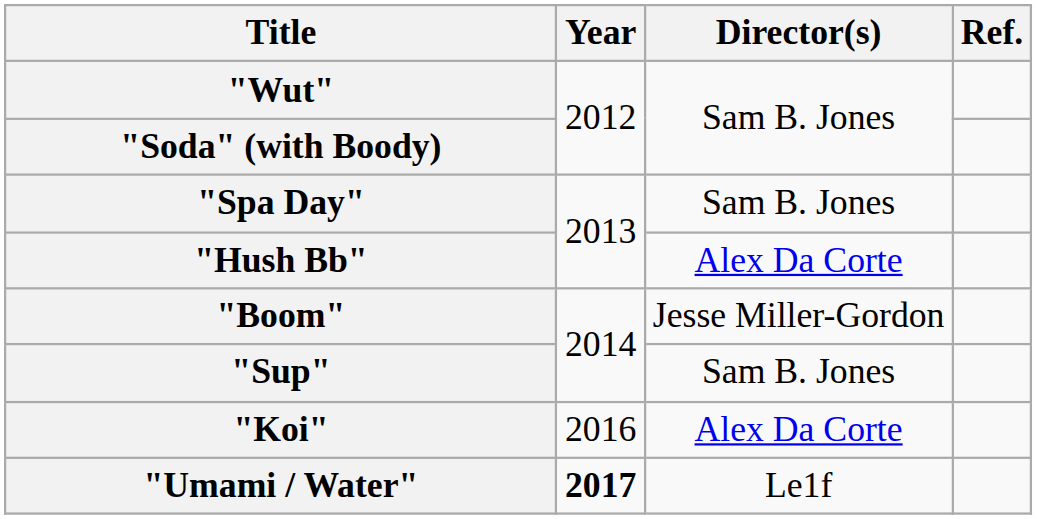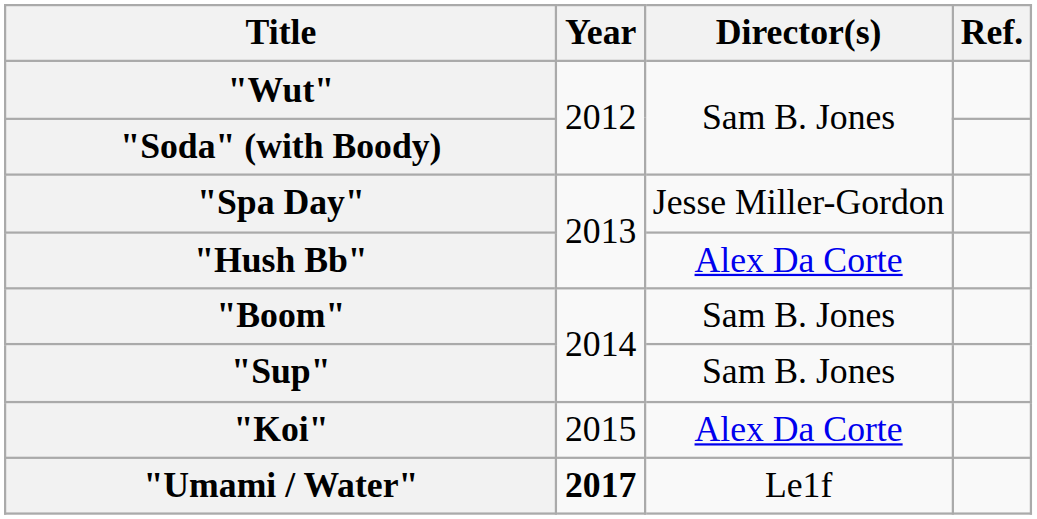(799, 202) Sam B. Jones -> (799, 202) Jesse Miller-Gordon
(799, 315) Jesse Miller-Gordon -> (799, 315) Sam B. Jones
(601, 428) 2016 -> (601, 428) 2015
